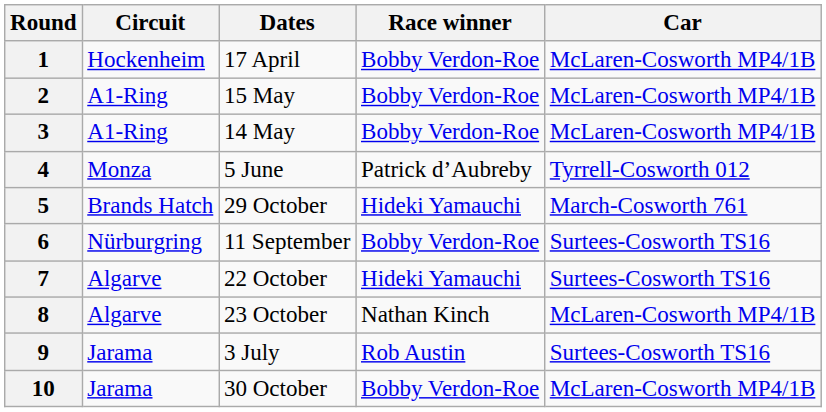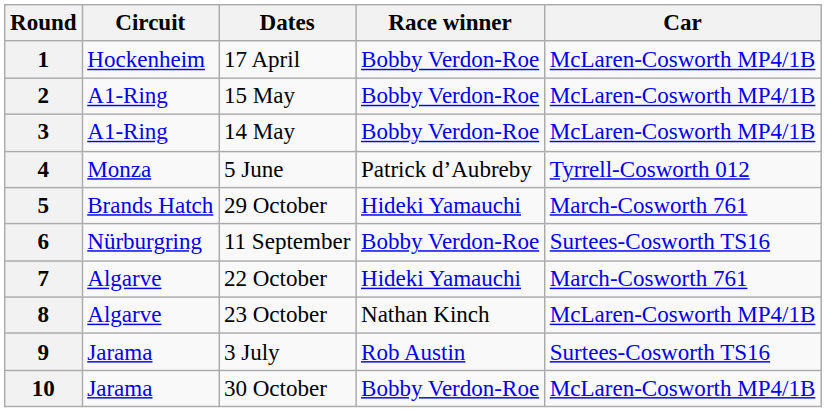(660, 278) Surtees-Cosworth TS16 -> (649, 278) March-Cosworth 761
